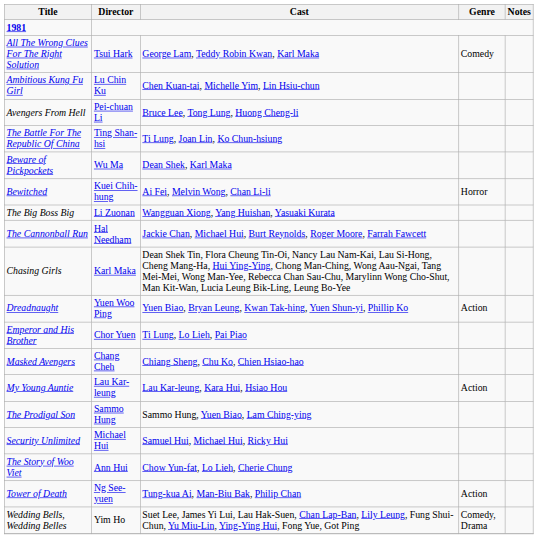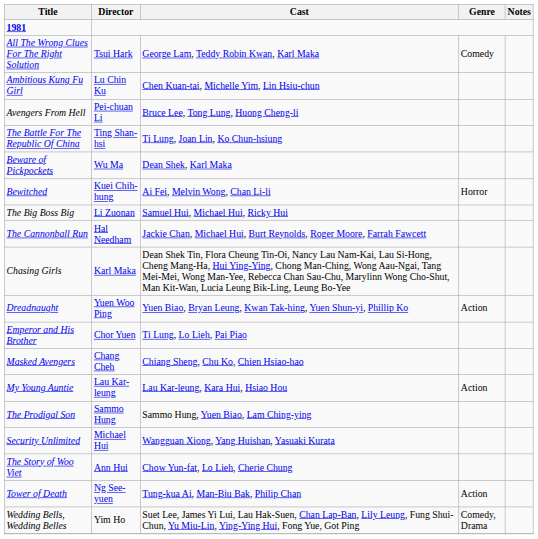(239, 212) Wangguan Xiong, Yang Huishan, Yasuaki Kurata -> (215, 212) Samuel Hui, Michael Hui, Ricky Hui
(215, 441) Samuel Hui, Michael Hui, Ricky Hui -> (239, 441) Wangguan Xiong, Yang Huishan, Yasuaki Kurata
